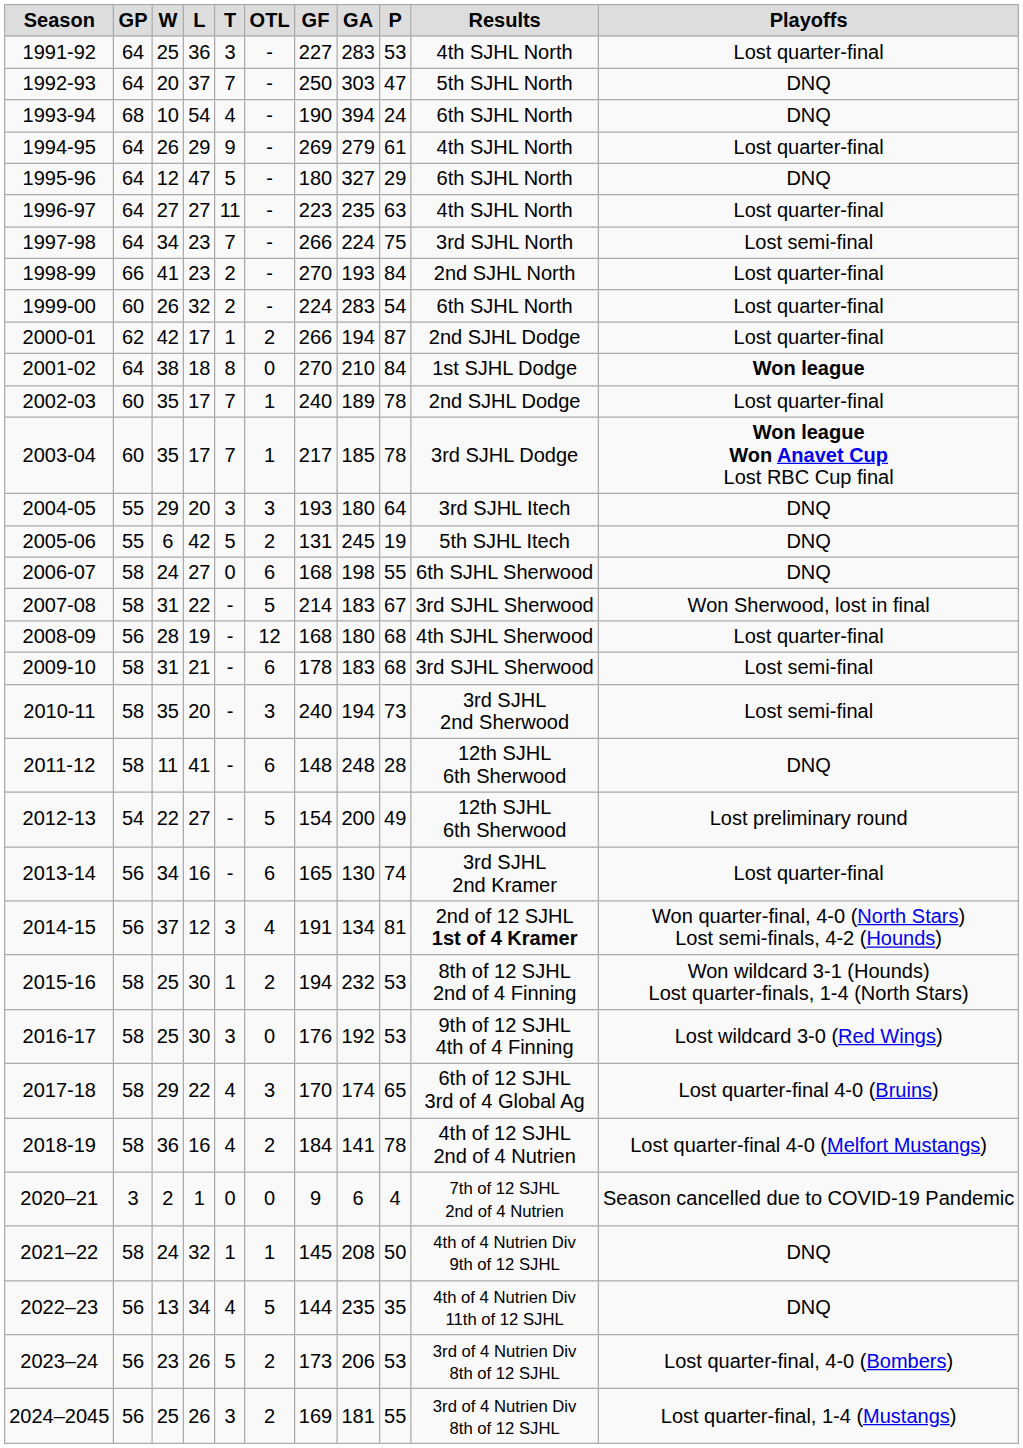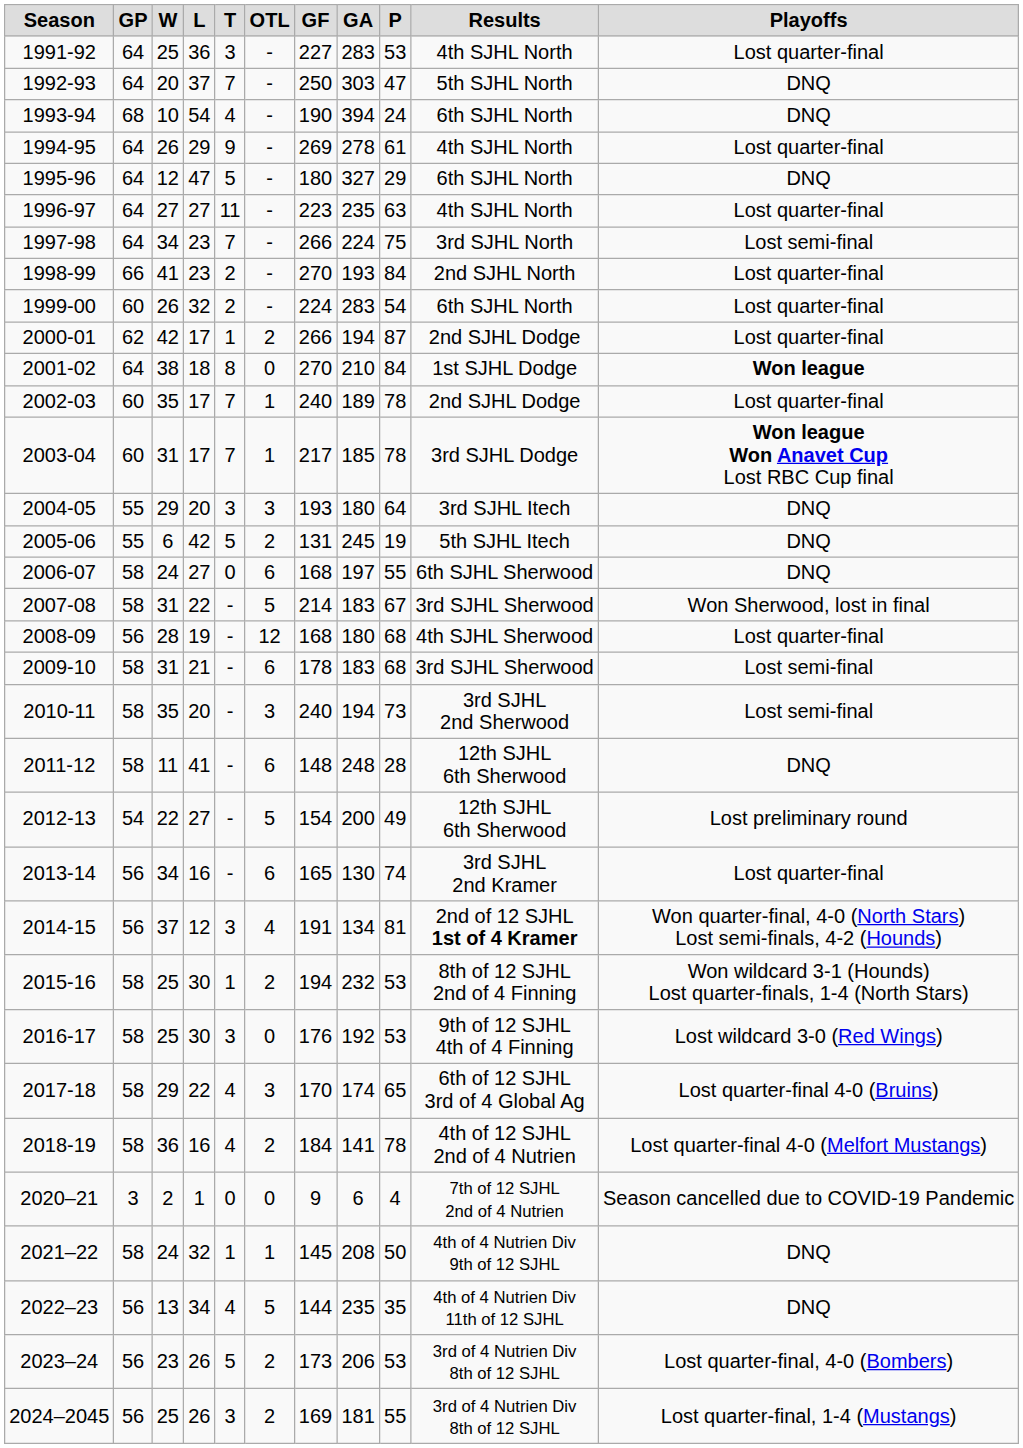(358, 147) 279 -> (358, 147) 278
(168, 455) 35 -> (168, 455) 31
(358, 572) 198 -> (358, 572) 197
